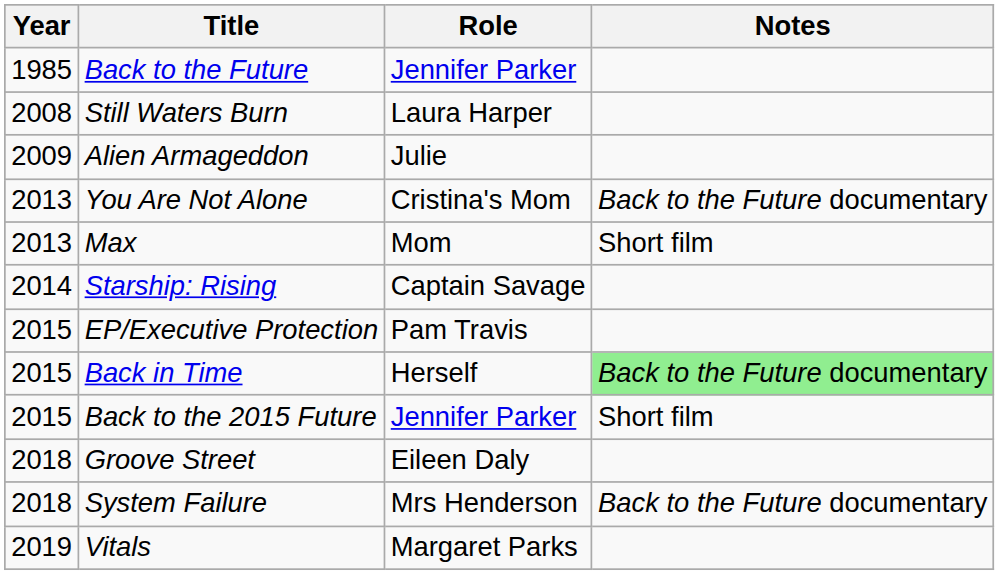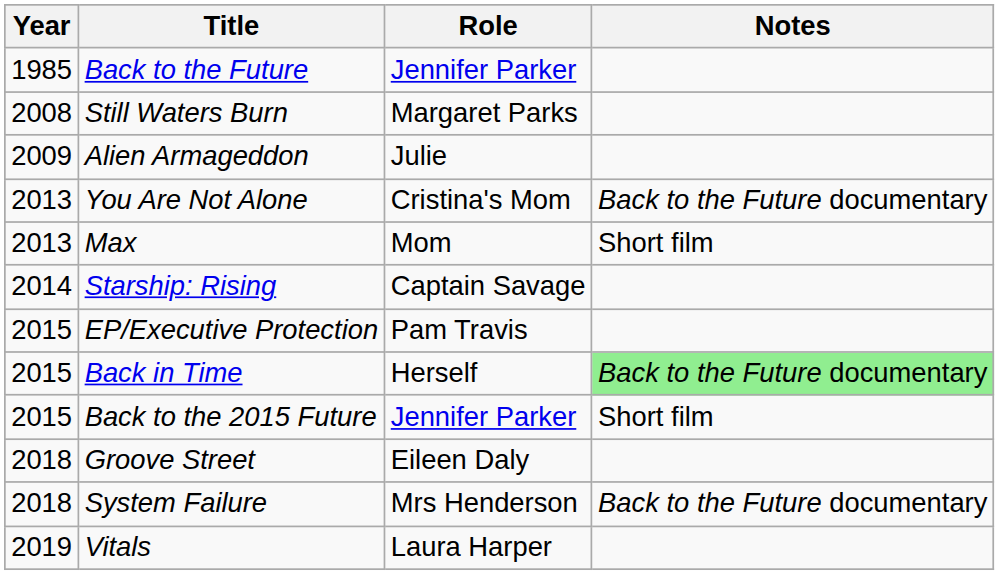(471, 112) Laura Harper -> (484, 112) Margaret Parks
(484, 546) Margaret Parks -> (471, 546) Laura Harper
